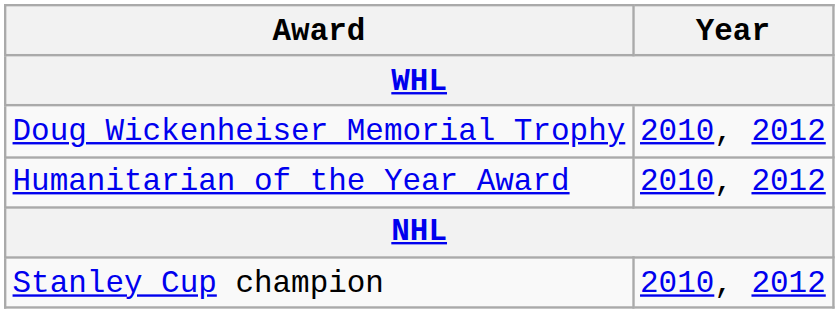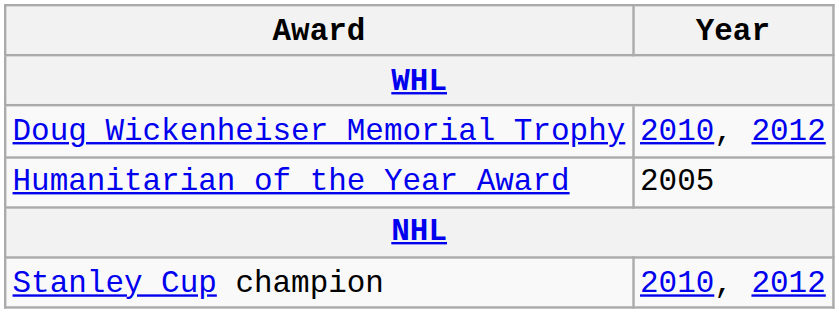(733, 182) 2010, 2012 -> (677, 182) 2005
